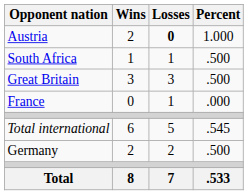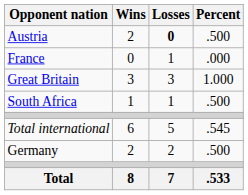(218, 36) 1.000 -> (218, 36) .500
rows swapped: (26, 101) <-> (42, 58)
(218, 79) .500 -> (218, 79) 1.000
